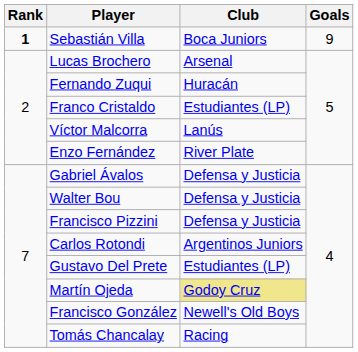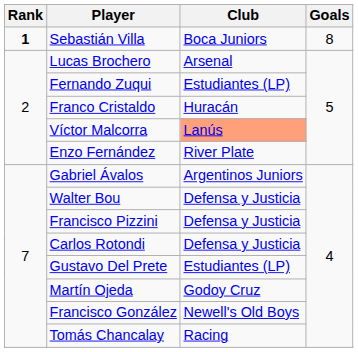(329, 38) 9 -> (329, 38) 8
(211, 84) Huracán -> (237, 84) Estudiantes (LP)
(237, 107) Estudiantes (LP) -> (211, 107) Huracán
(203, 130) no background -> (203, 130) lightsalmon background
(242, 175) Defensa y Justicia -> (243, 175) Argentinos Juniors
(243, 244) Argentinos Juniors -> (242, 244) Defensa y Justicia
(222, 289) khaki background -> (222, 289) no background
